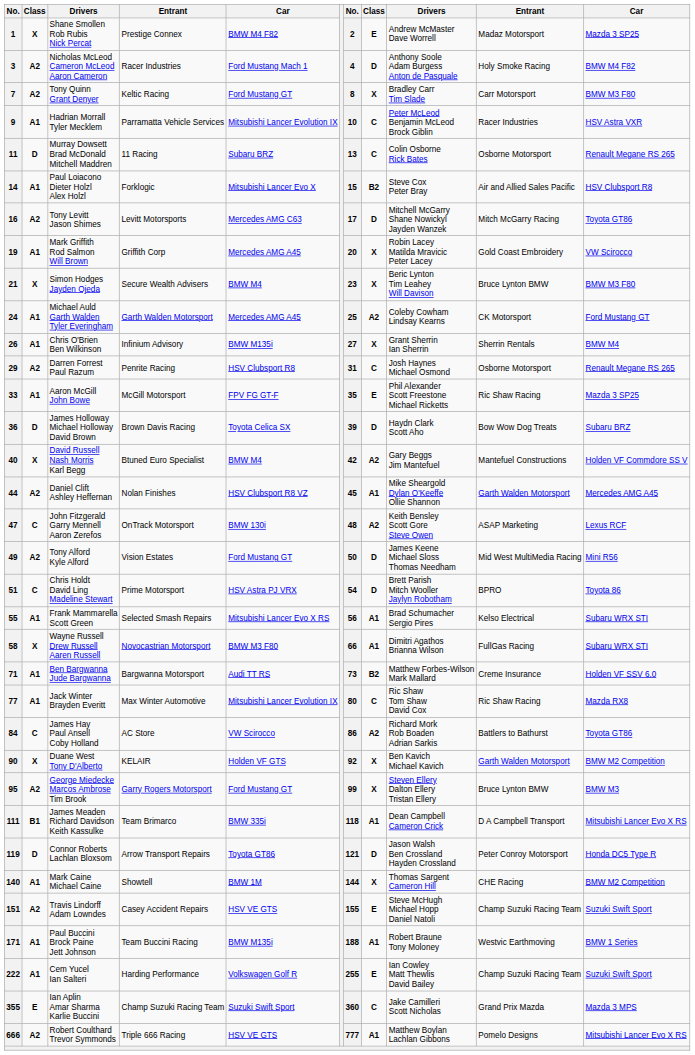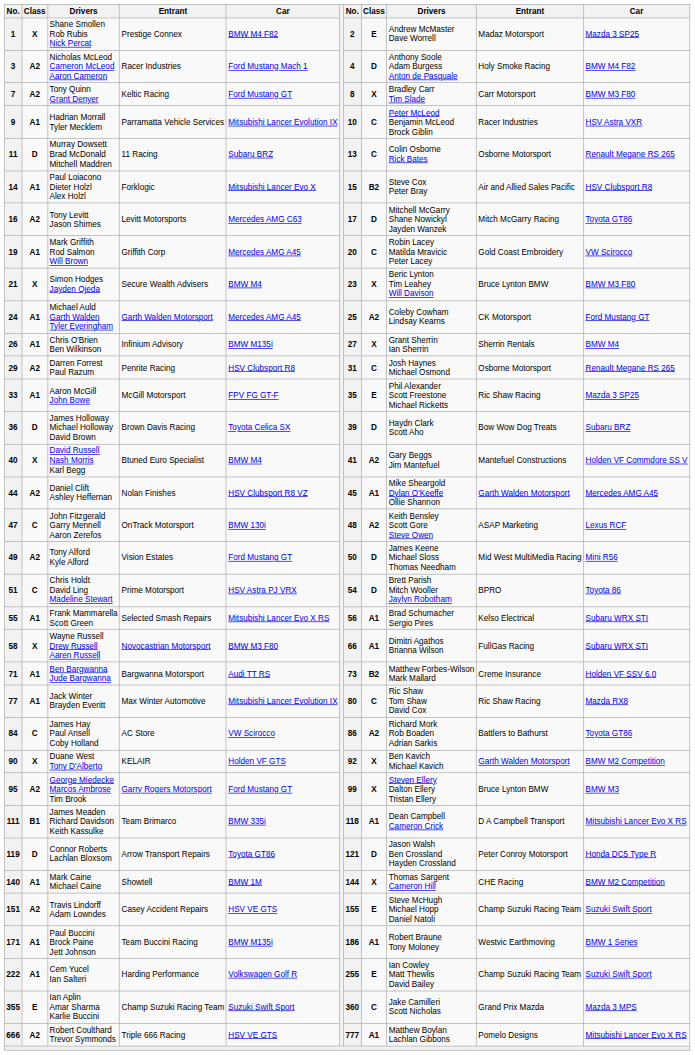(374, 252) X -> (374, 252) C
(352, 460) 42 -> (352, 460) 41
(352, 942) 188 -> (352, 942) 186
